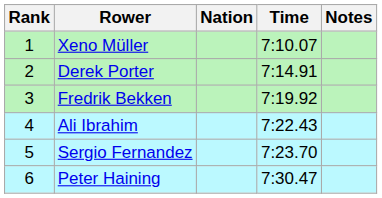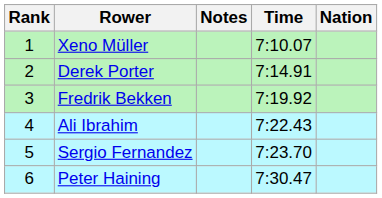columns swapped: (227, 17) <-> (349, 17)
